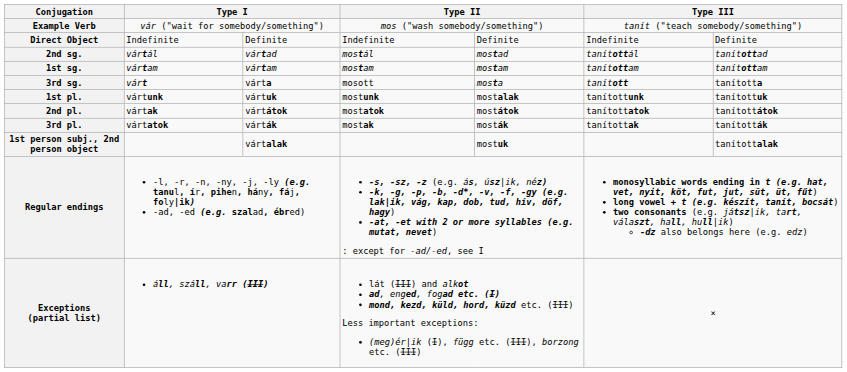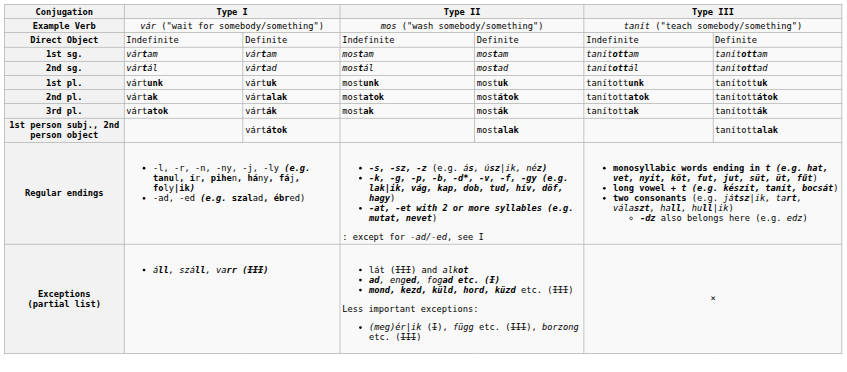rows swapped: (64, 68) <-> (64, 54)
- row: (64, 82)
(498, 97) mostalak -> (492, 82) mostuk
(266, 111) vártátok -> (266, 97) vártalak
(266, 144) vártalak -> (266, 130) vártátok
(492, 144) mostuk -> (498, 130) mostalak
